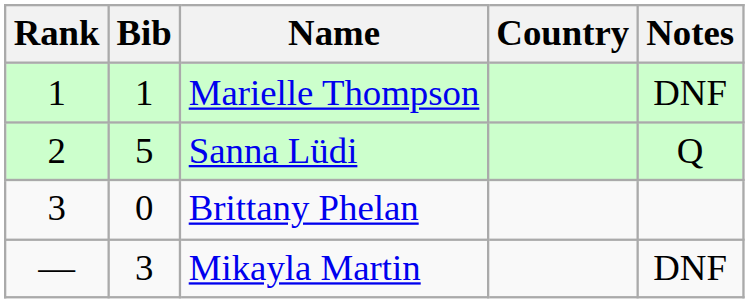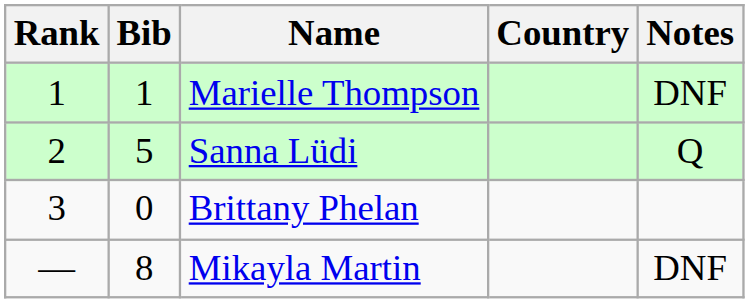(144, 267) 3 -> (144, 267) 8
